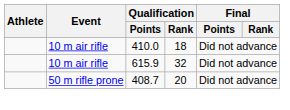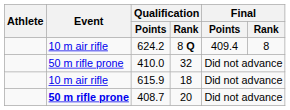+ row: (151, 46)
(78, 46) 10 m air rifle -> (86, 64) 50 m rifle prone
(181, 46) 18 -> (186, 64) 32
(181, 64) 32 -> (186, 81) 18
(86, 81) normal -> (89, 98) bold
